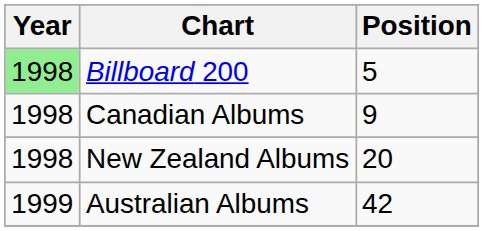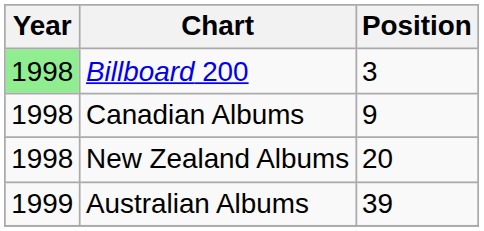(370, 70) 5 -> (370, 70) 3
(377, 203) 42 -> (377, 203) 39
